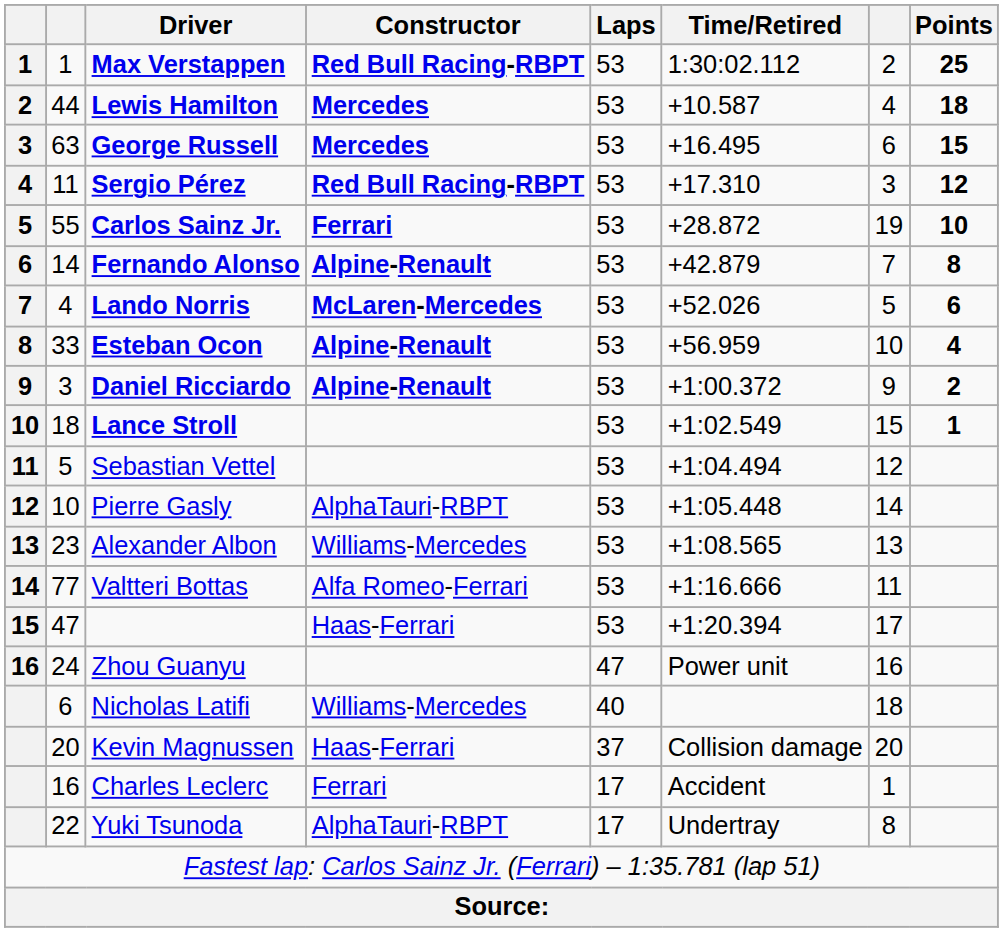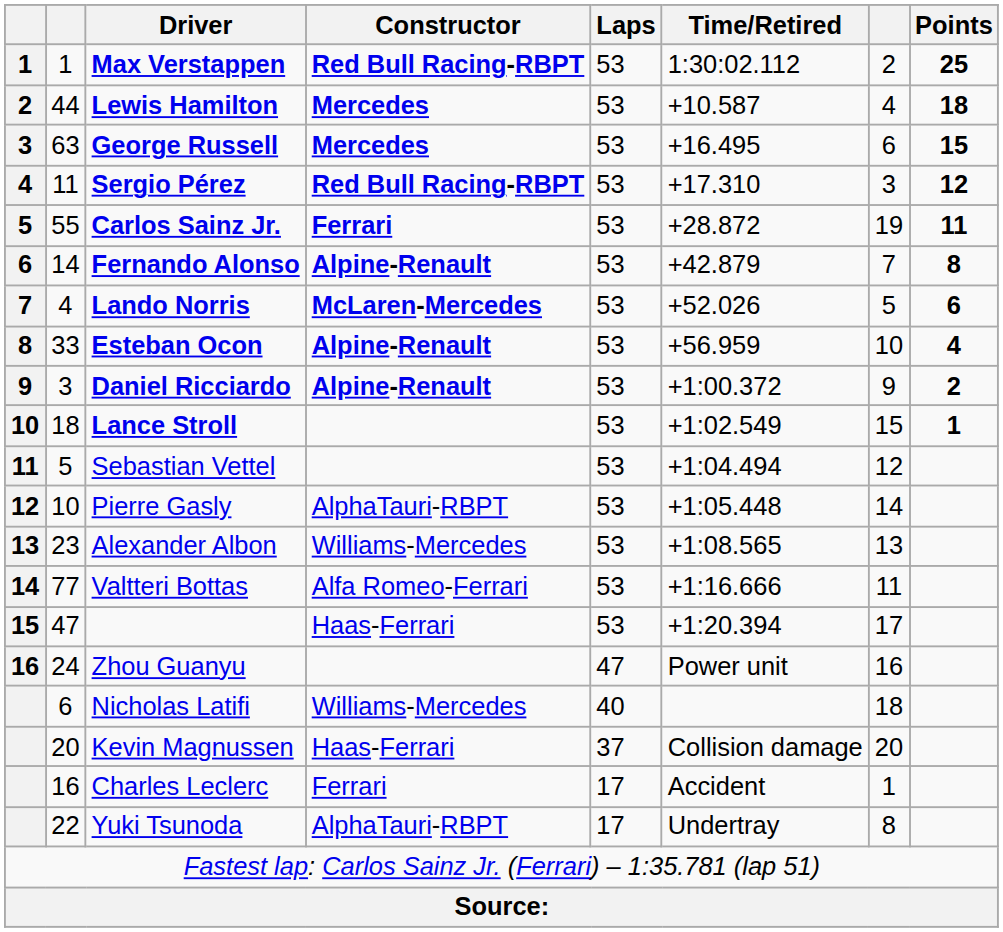(954, 225) 10 -> (954, 225) 11
